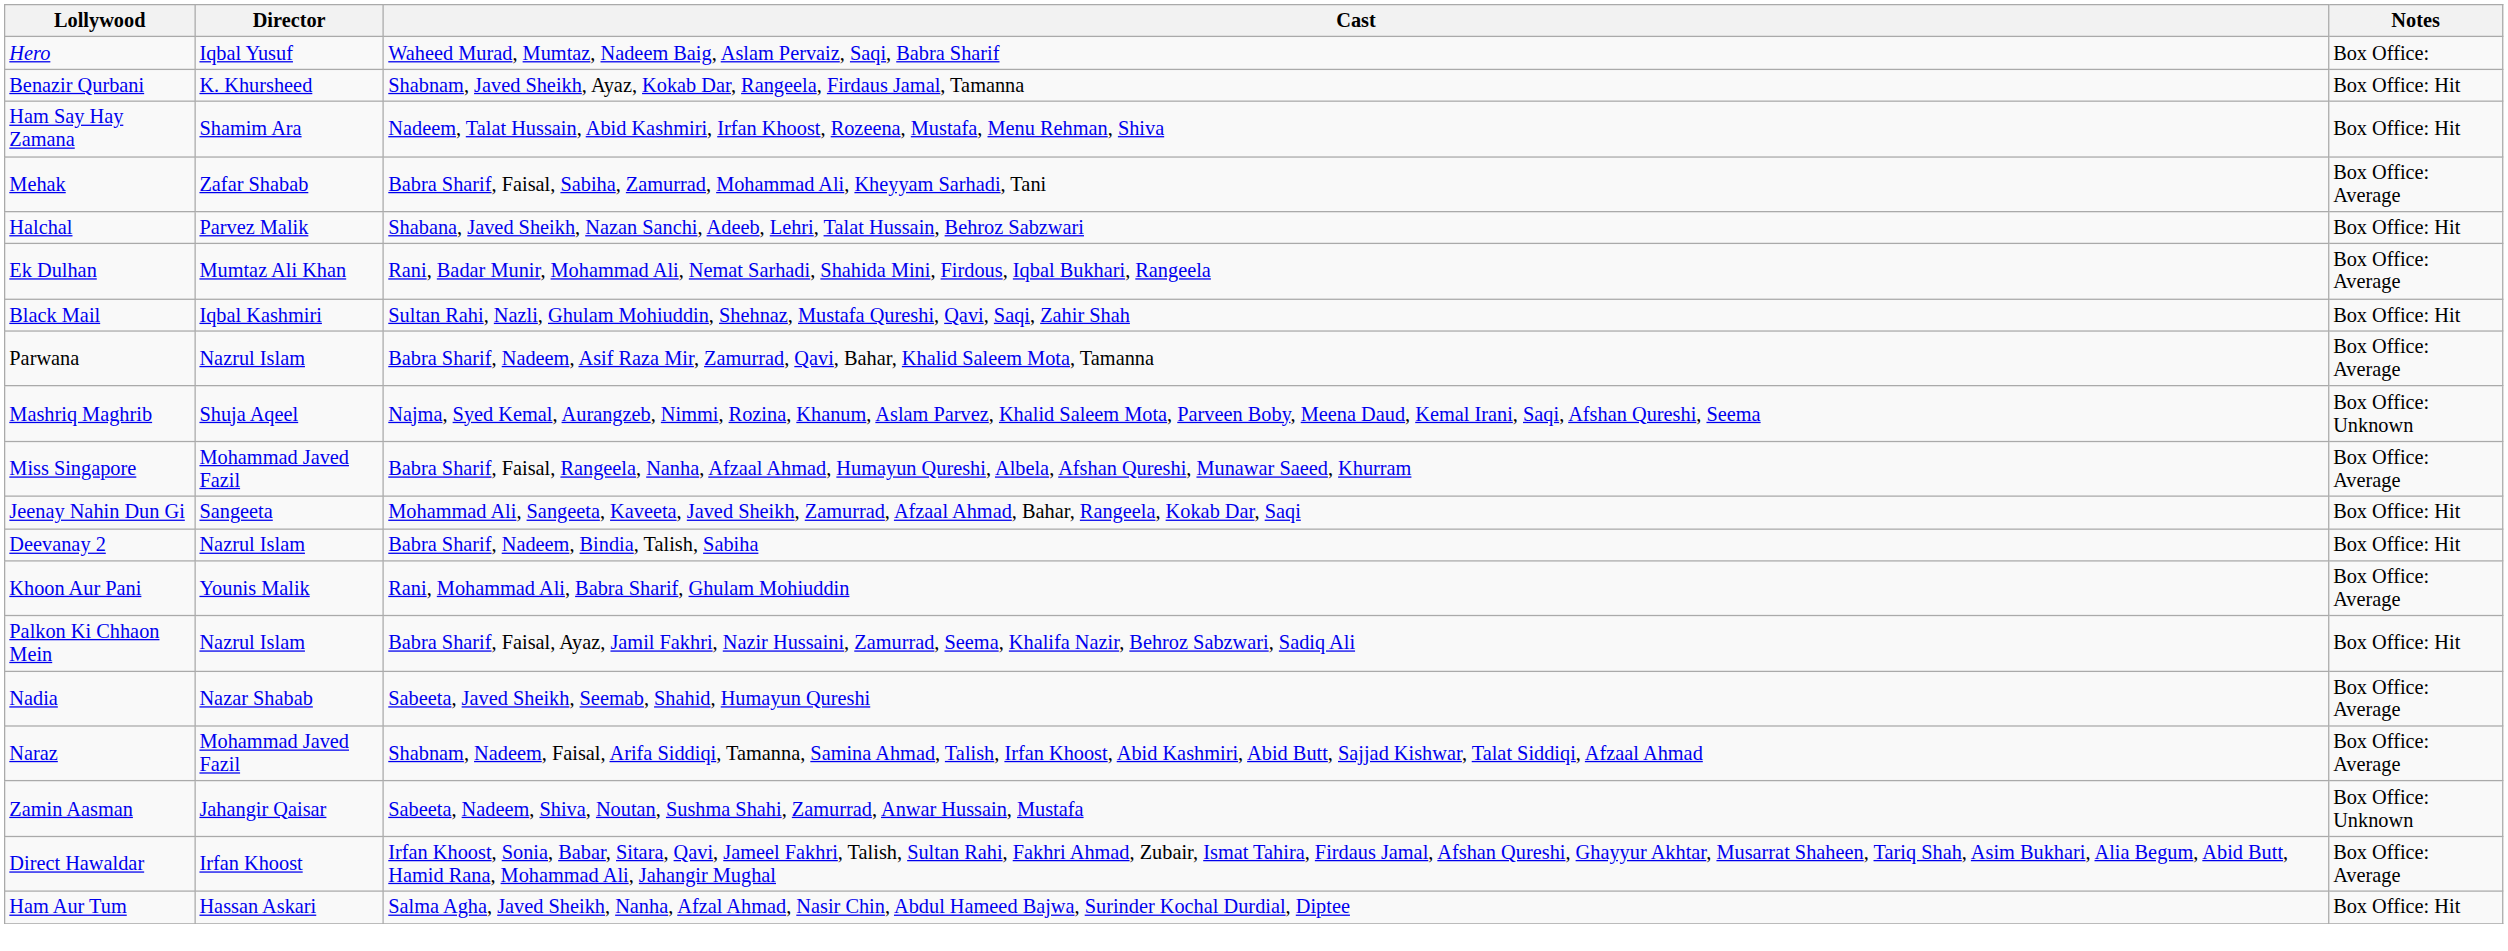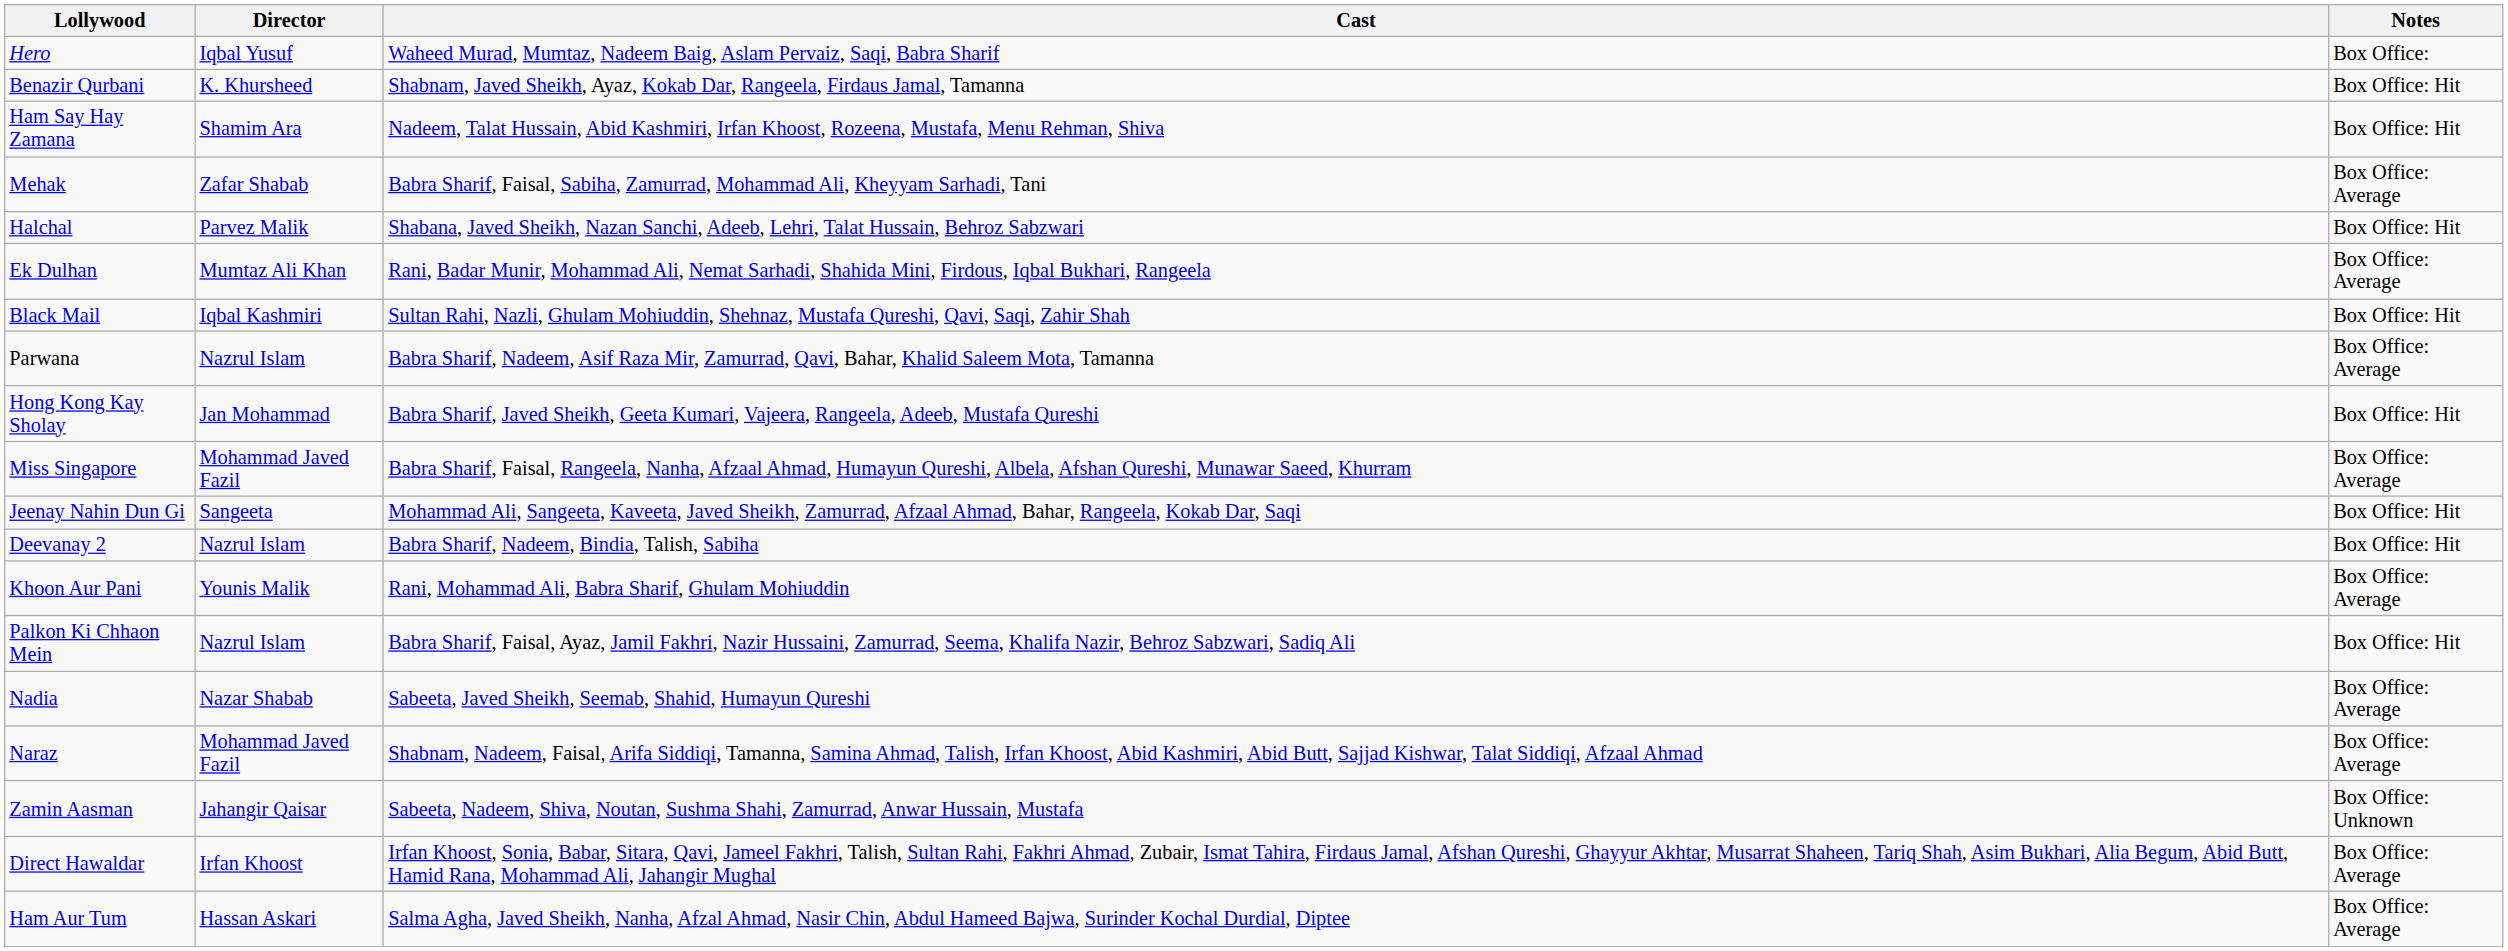+ row: (76, 413)
- row: (81, 413)
(2397, 907) Box Office: Hit -> (2381, 918) Box Office: Average
